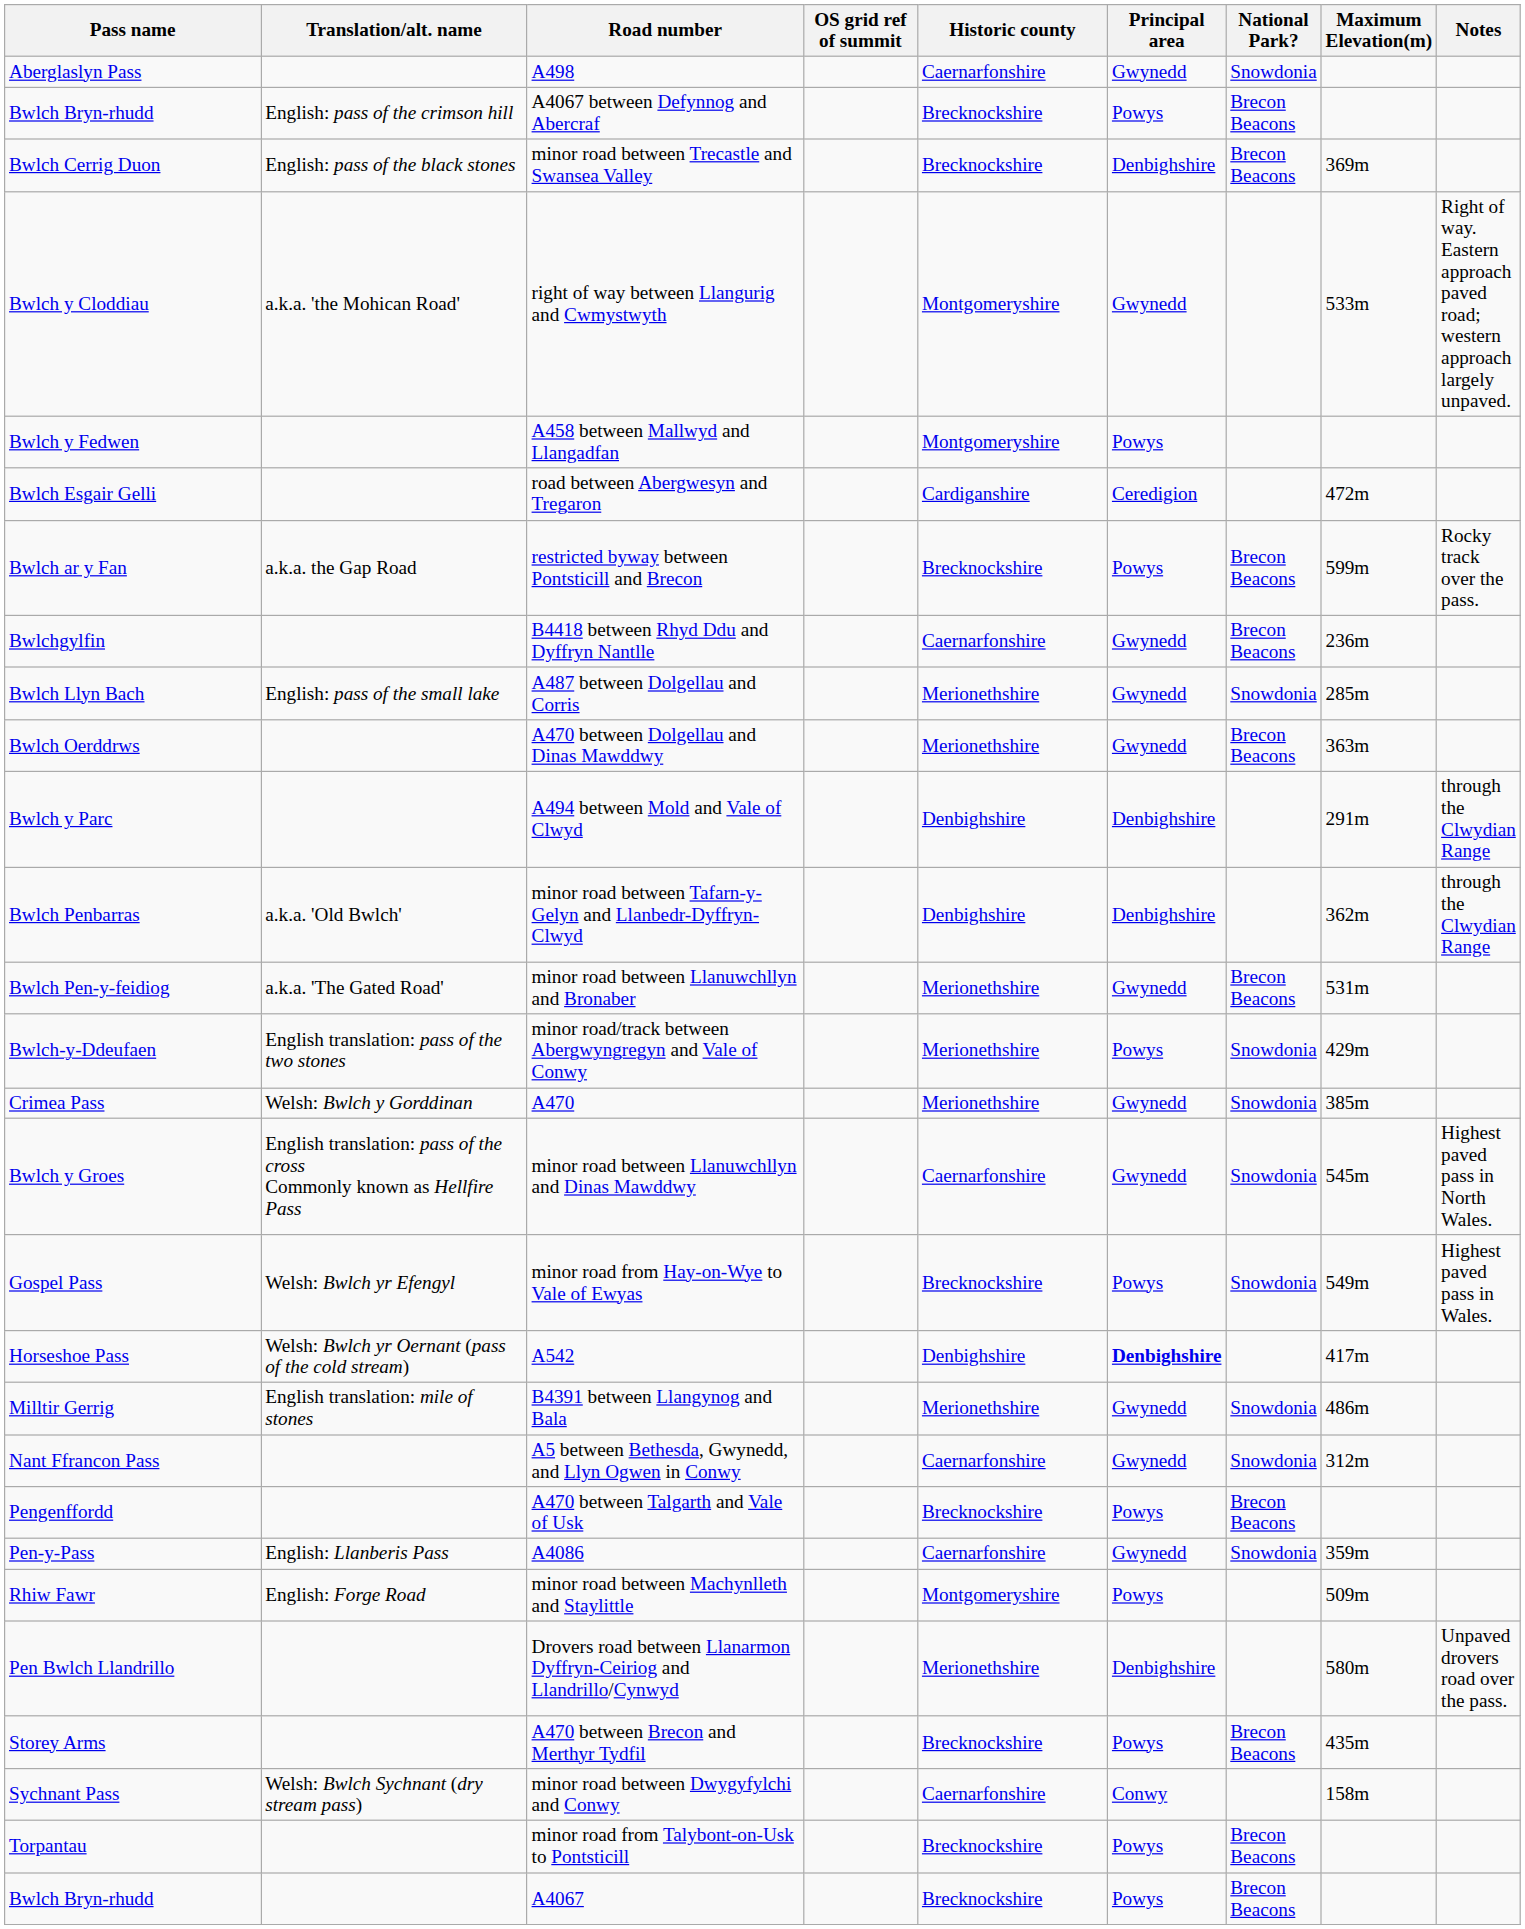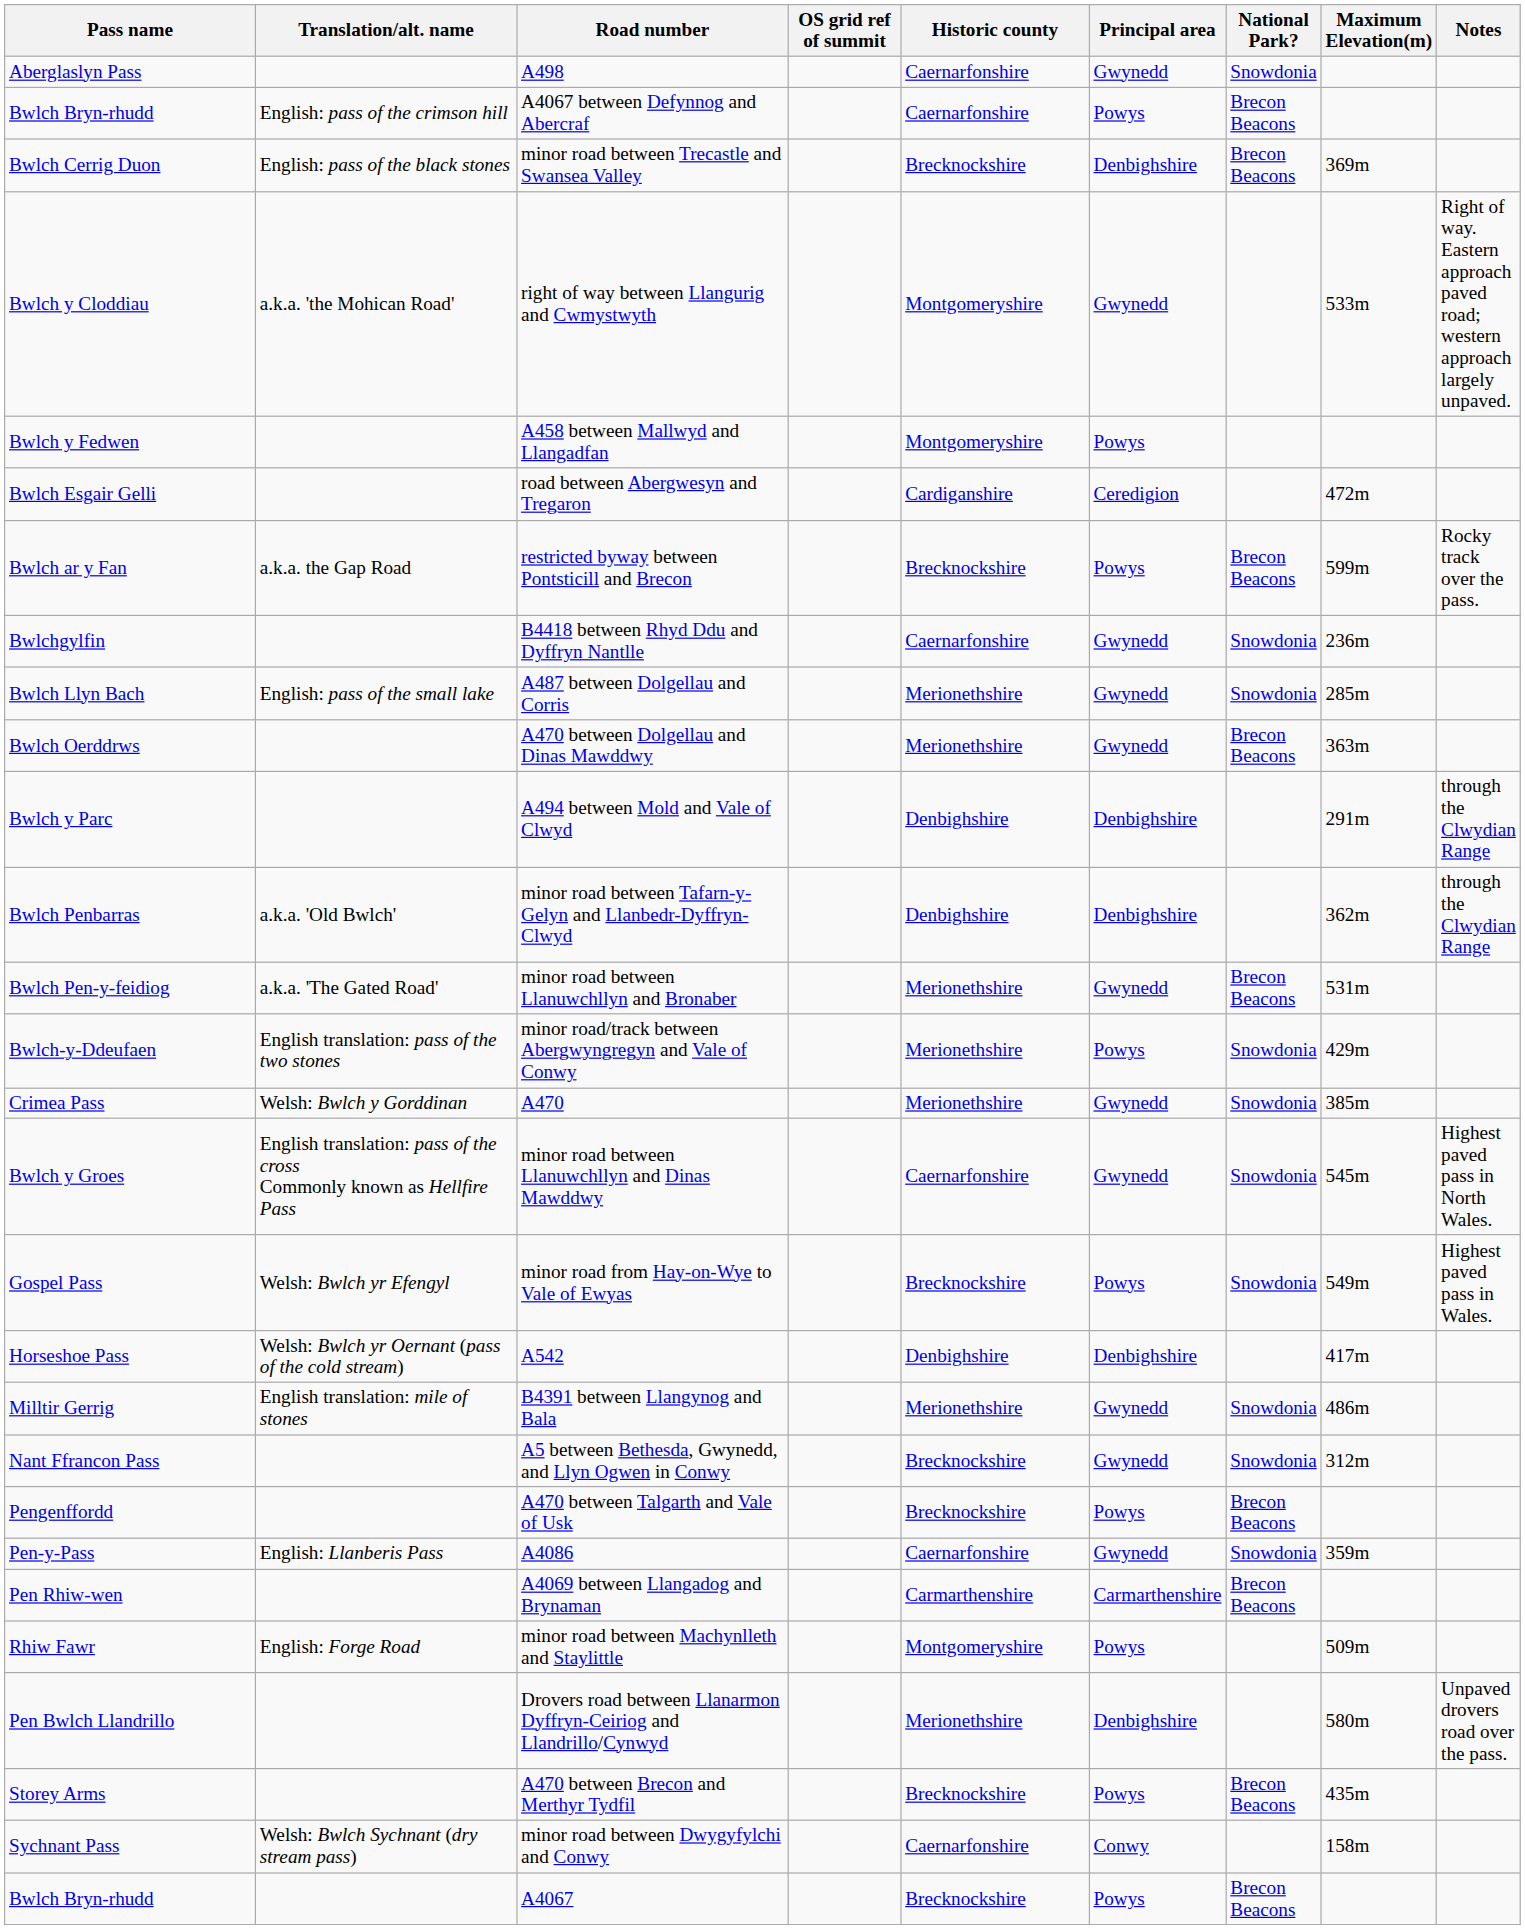(982, 113) Brecknockshire -> (967, 113) Caernarfonshire
(1263, 641) Brecon Beacons -> (1274, 641) Snowdonia
(1167, 1356) bold -> (1145, 1356) normal
(984, 1460) Caernarfonshire -> (965, 1460) Brecknockshire
+ row: (641, 1594)
- row: (663, 1846)
